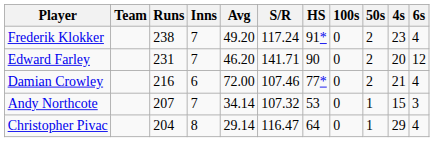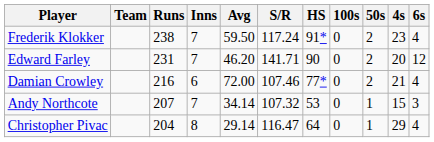(239, 37) 49.20 -> (239, 37) 59.50
